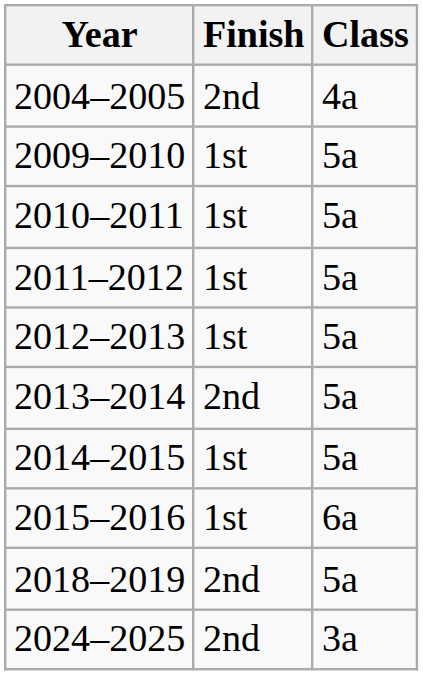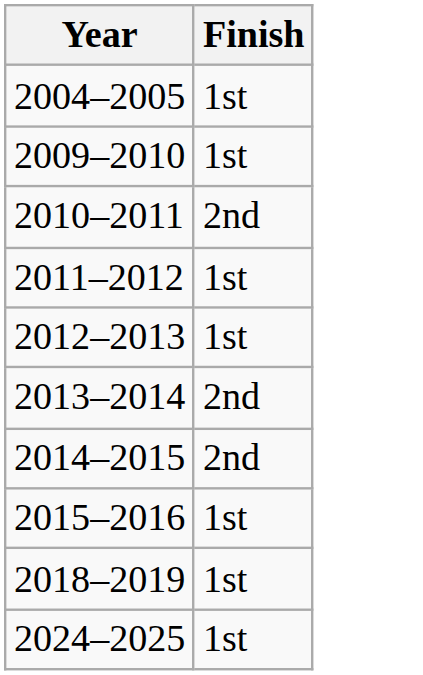- column: (365, 34)
(231, 95) 2nd -> (225, 95) 1st
(225, 215) 1st -> (231, 215) 2nd
(225, 457) 1st -> (231, 457) 2nd
(231, 578) 2nd -> (225, 578) 1st
(231, 638) 2nd -> (225, 638) 1st
